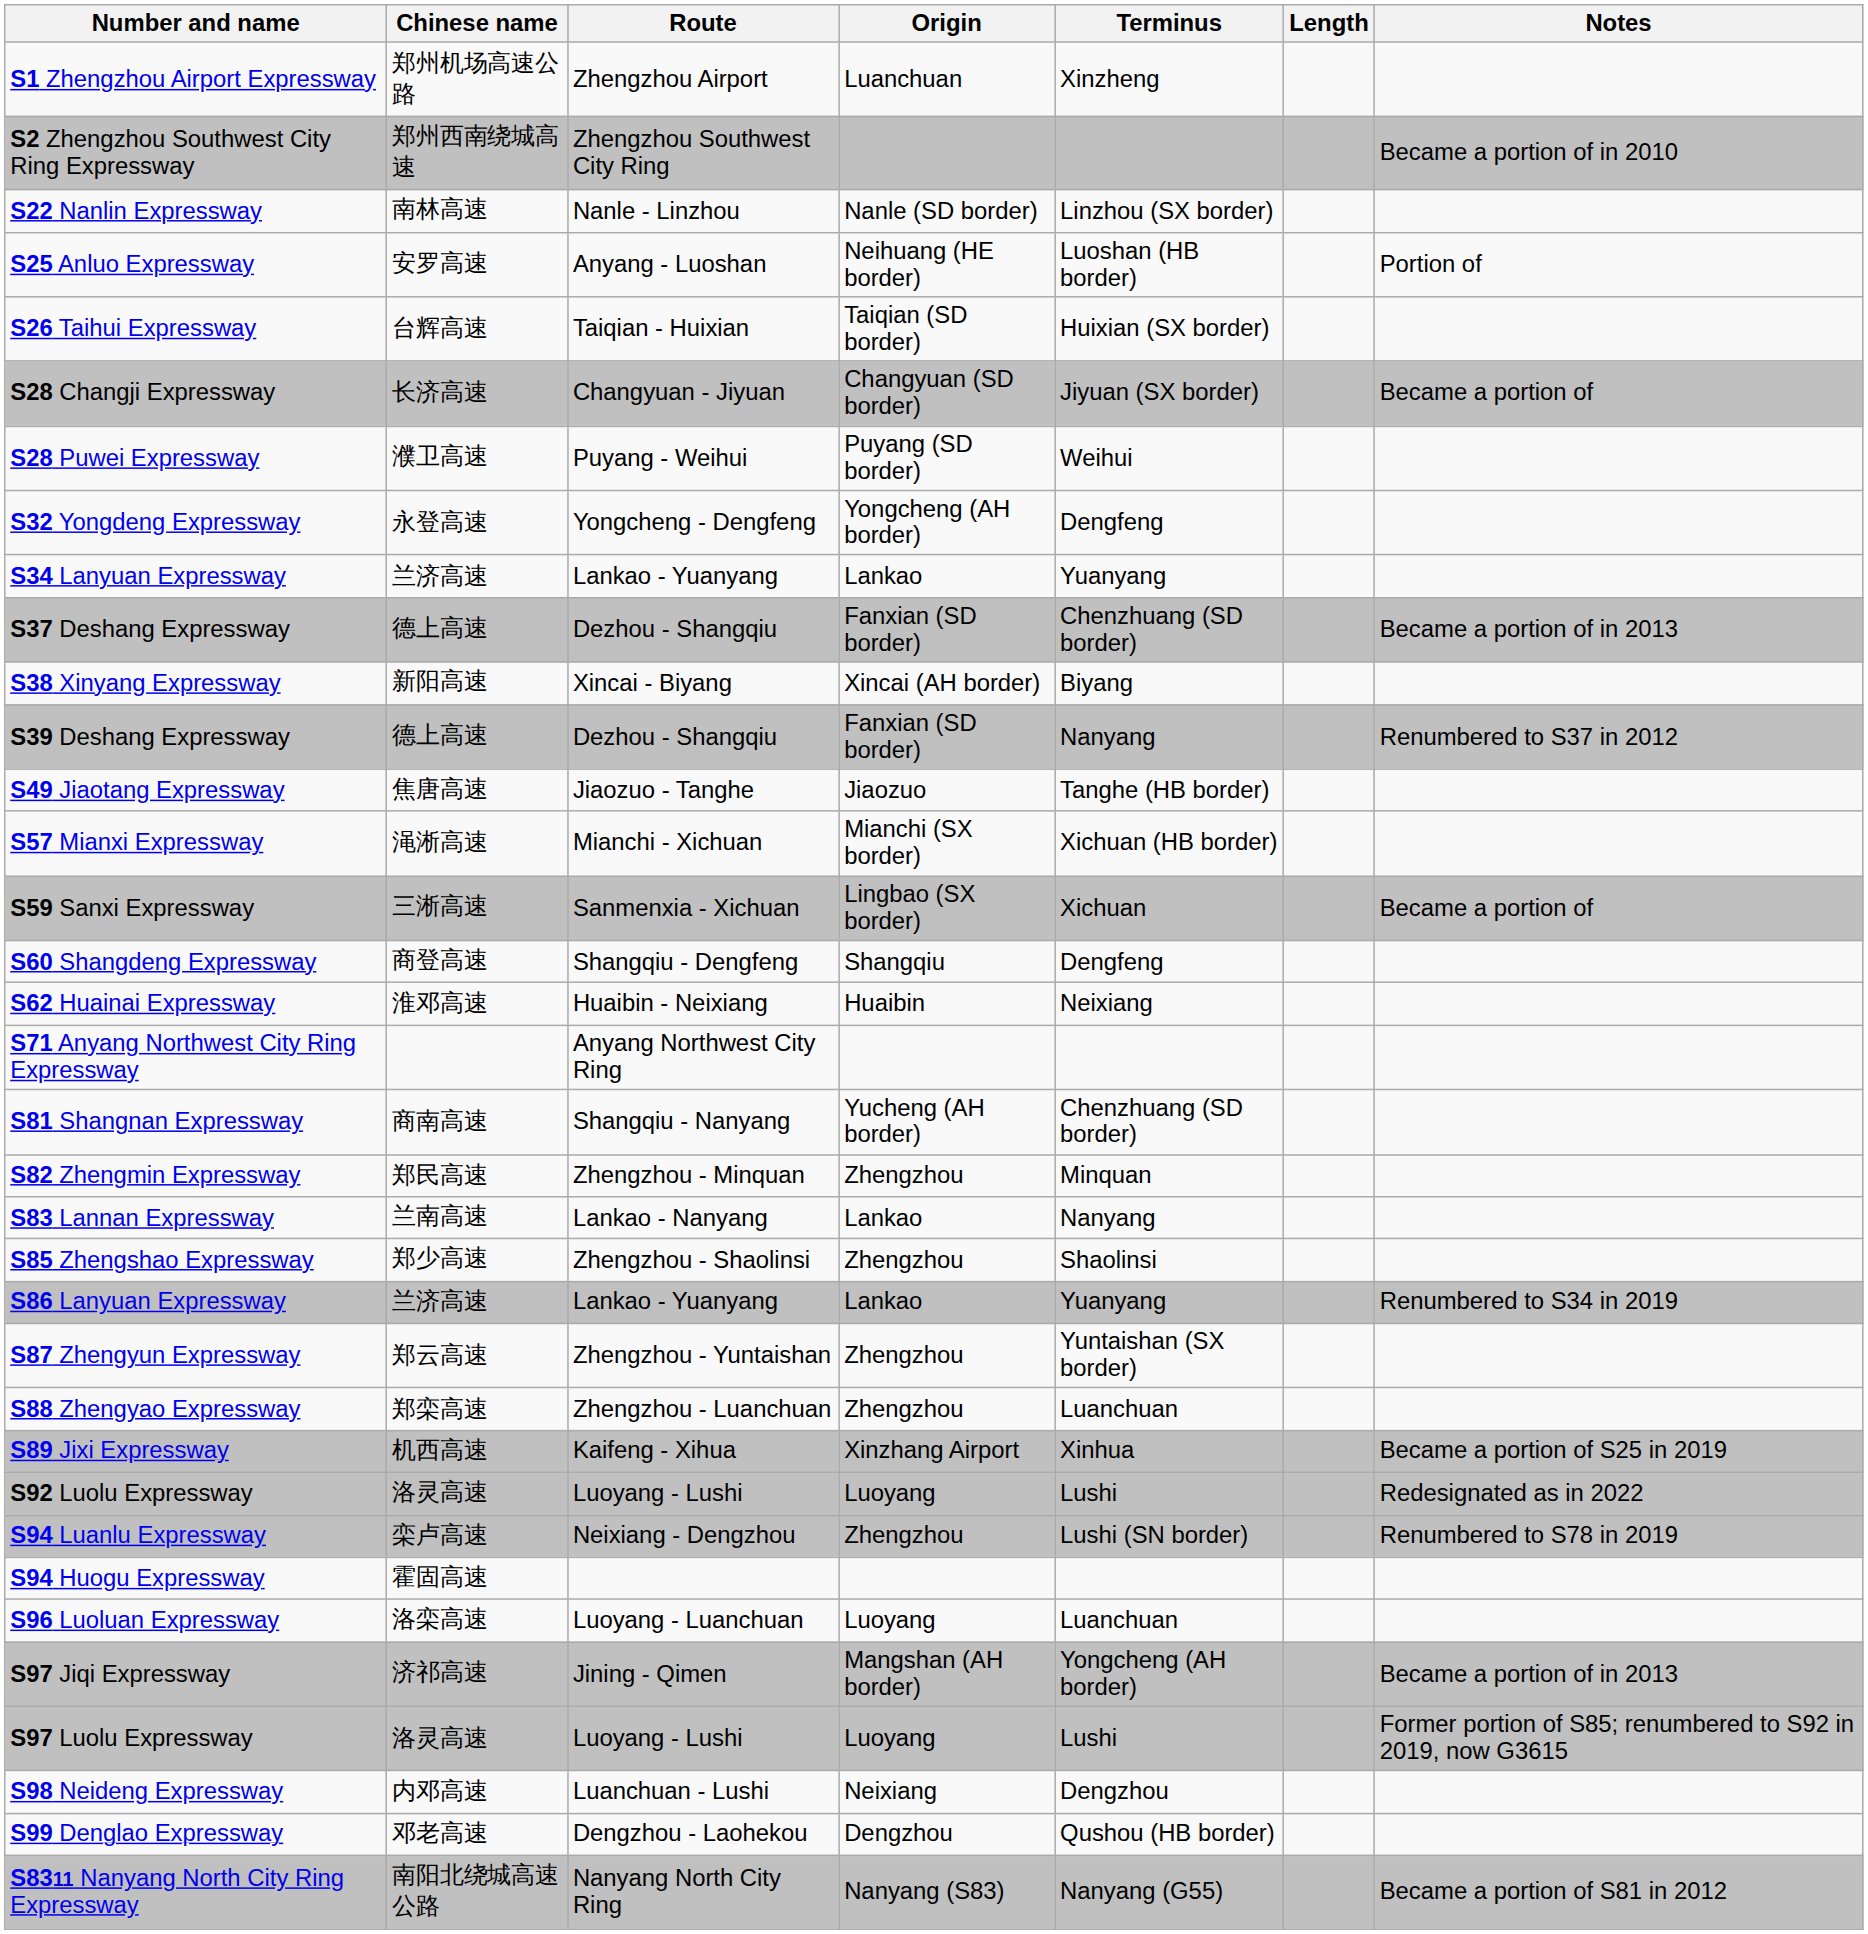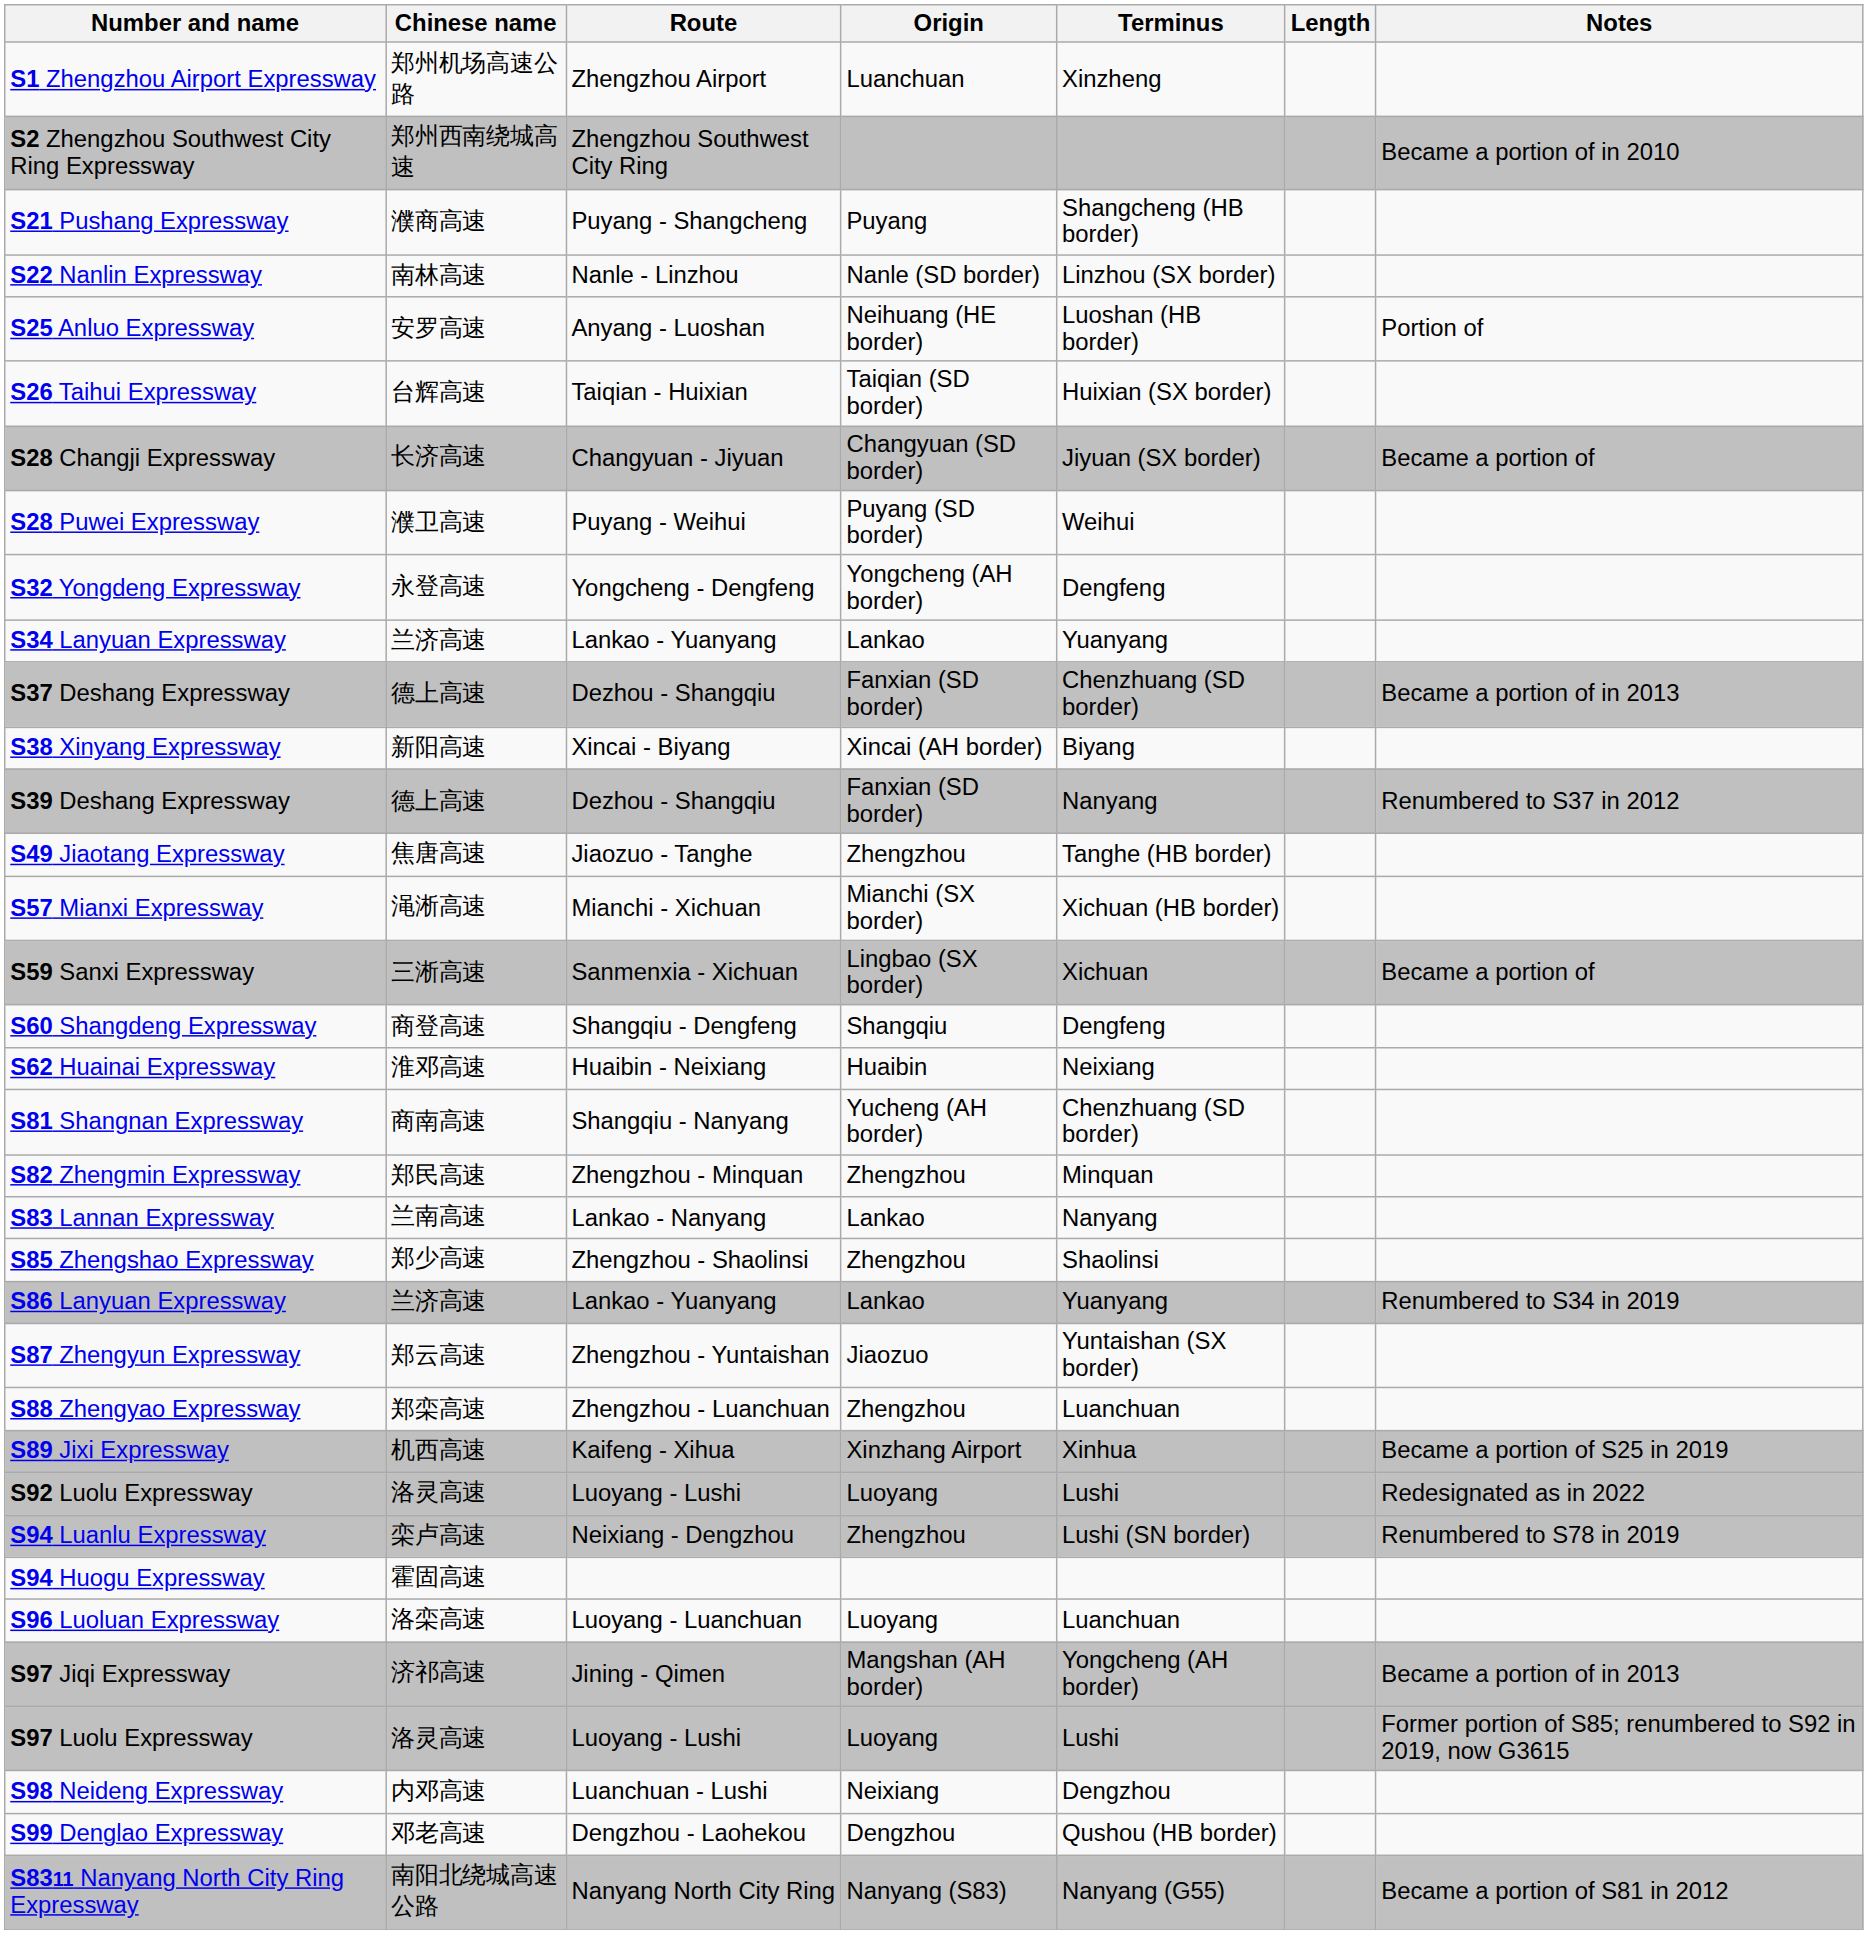+ row: (149, 221)
(885, 789) Jiaozuo -> (906, 854) Zhengzhou
- row: (183, 1057)
(904, 1355) Zhengzhou -> (888, 1355) Jiaozuo
